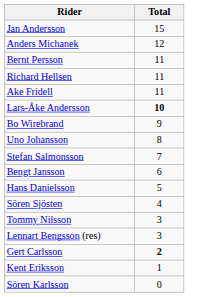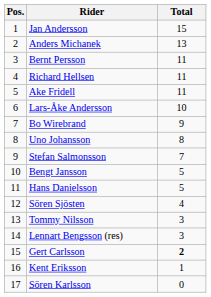+ column: (15, 12)
(159, 44) 12 -> (182, 44) 13
(159, 108) bold -> (182, 108) normal
(159, 172) 6 -> (182, 172) 5
